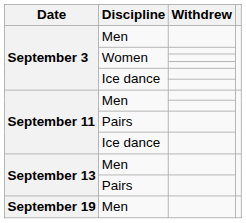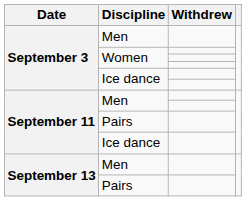- row: (52, 206)
